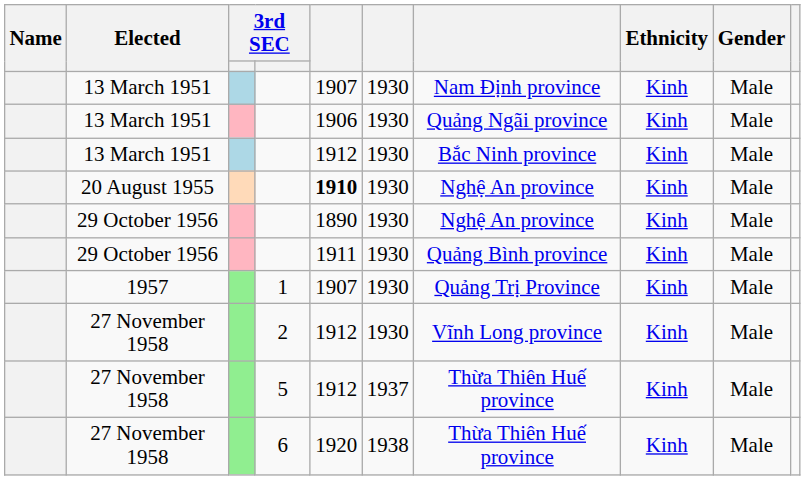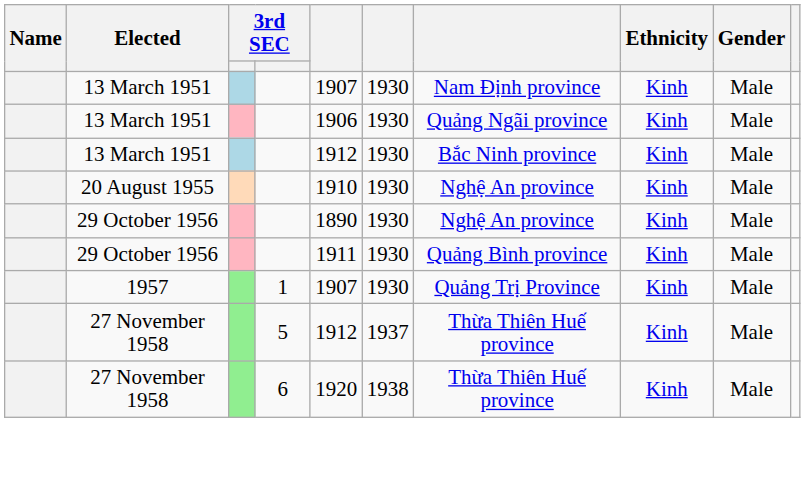(336, 187) bold -> (336, 187) normal
- row: (147, 332)
